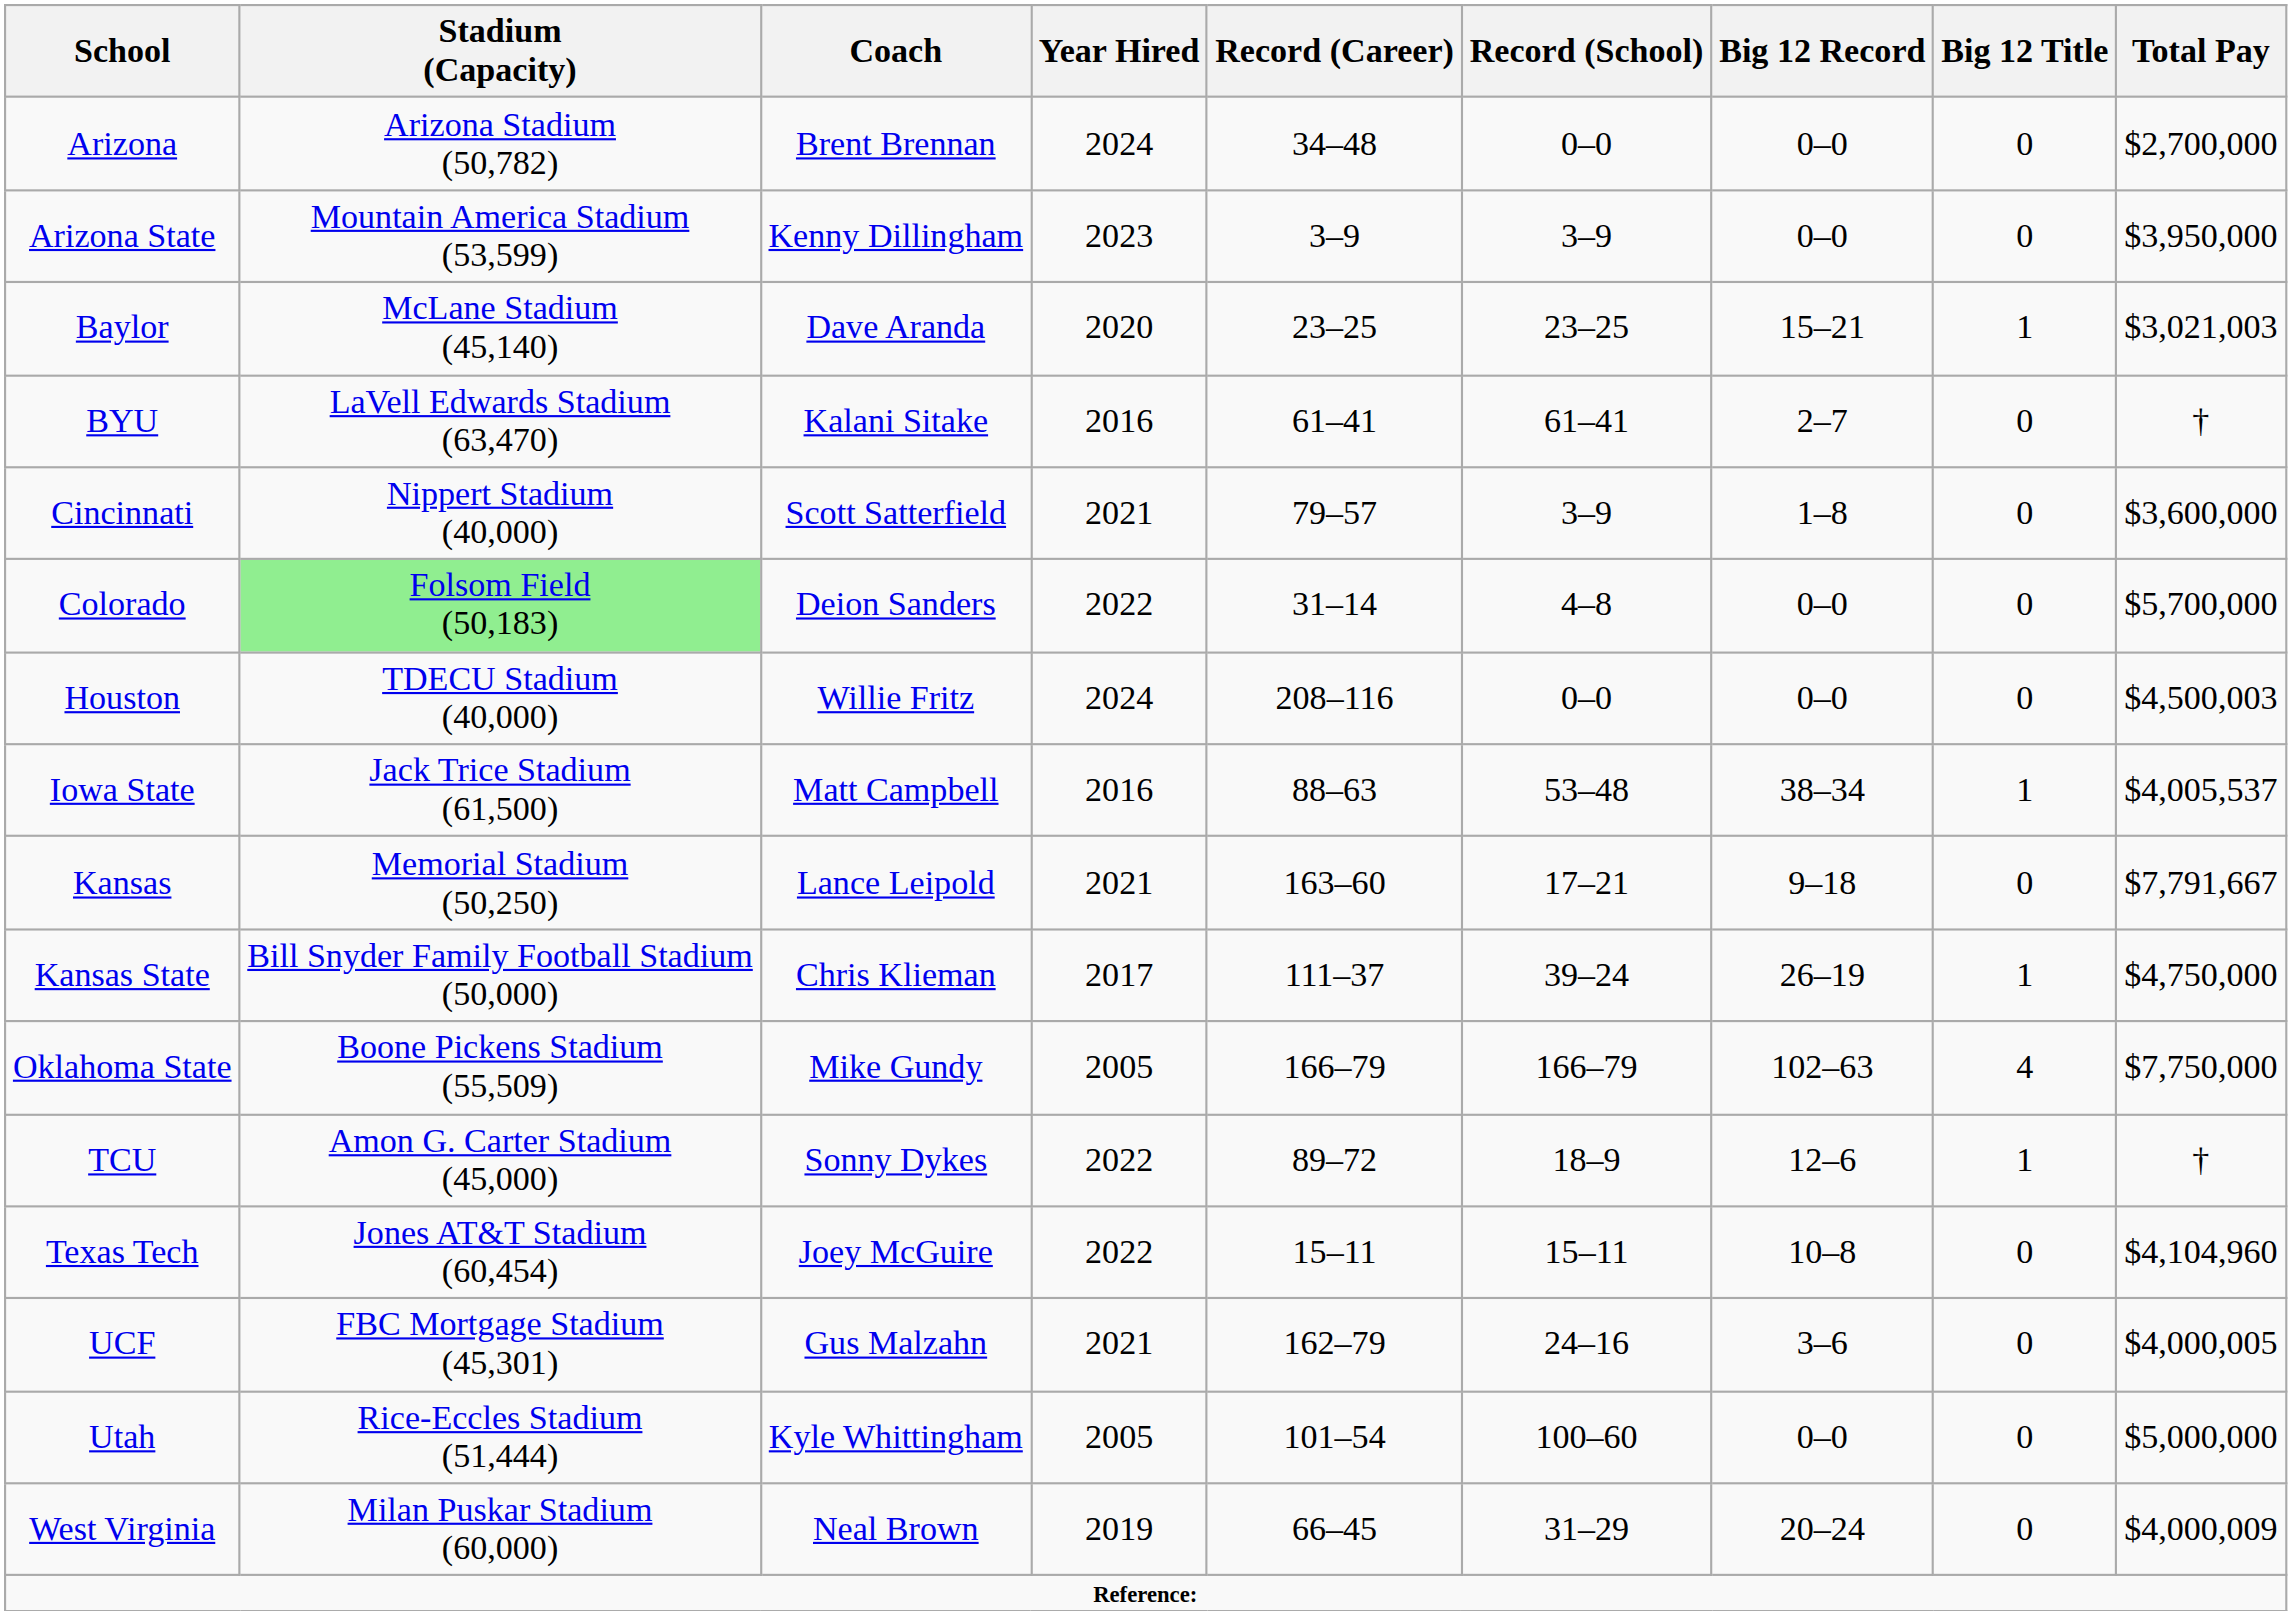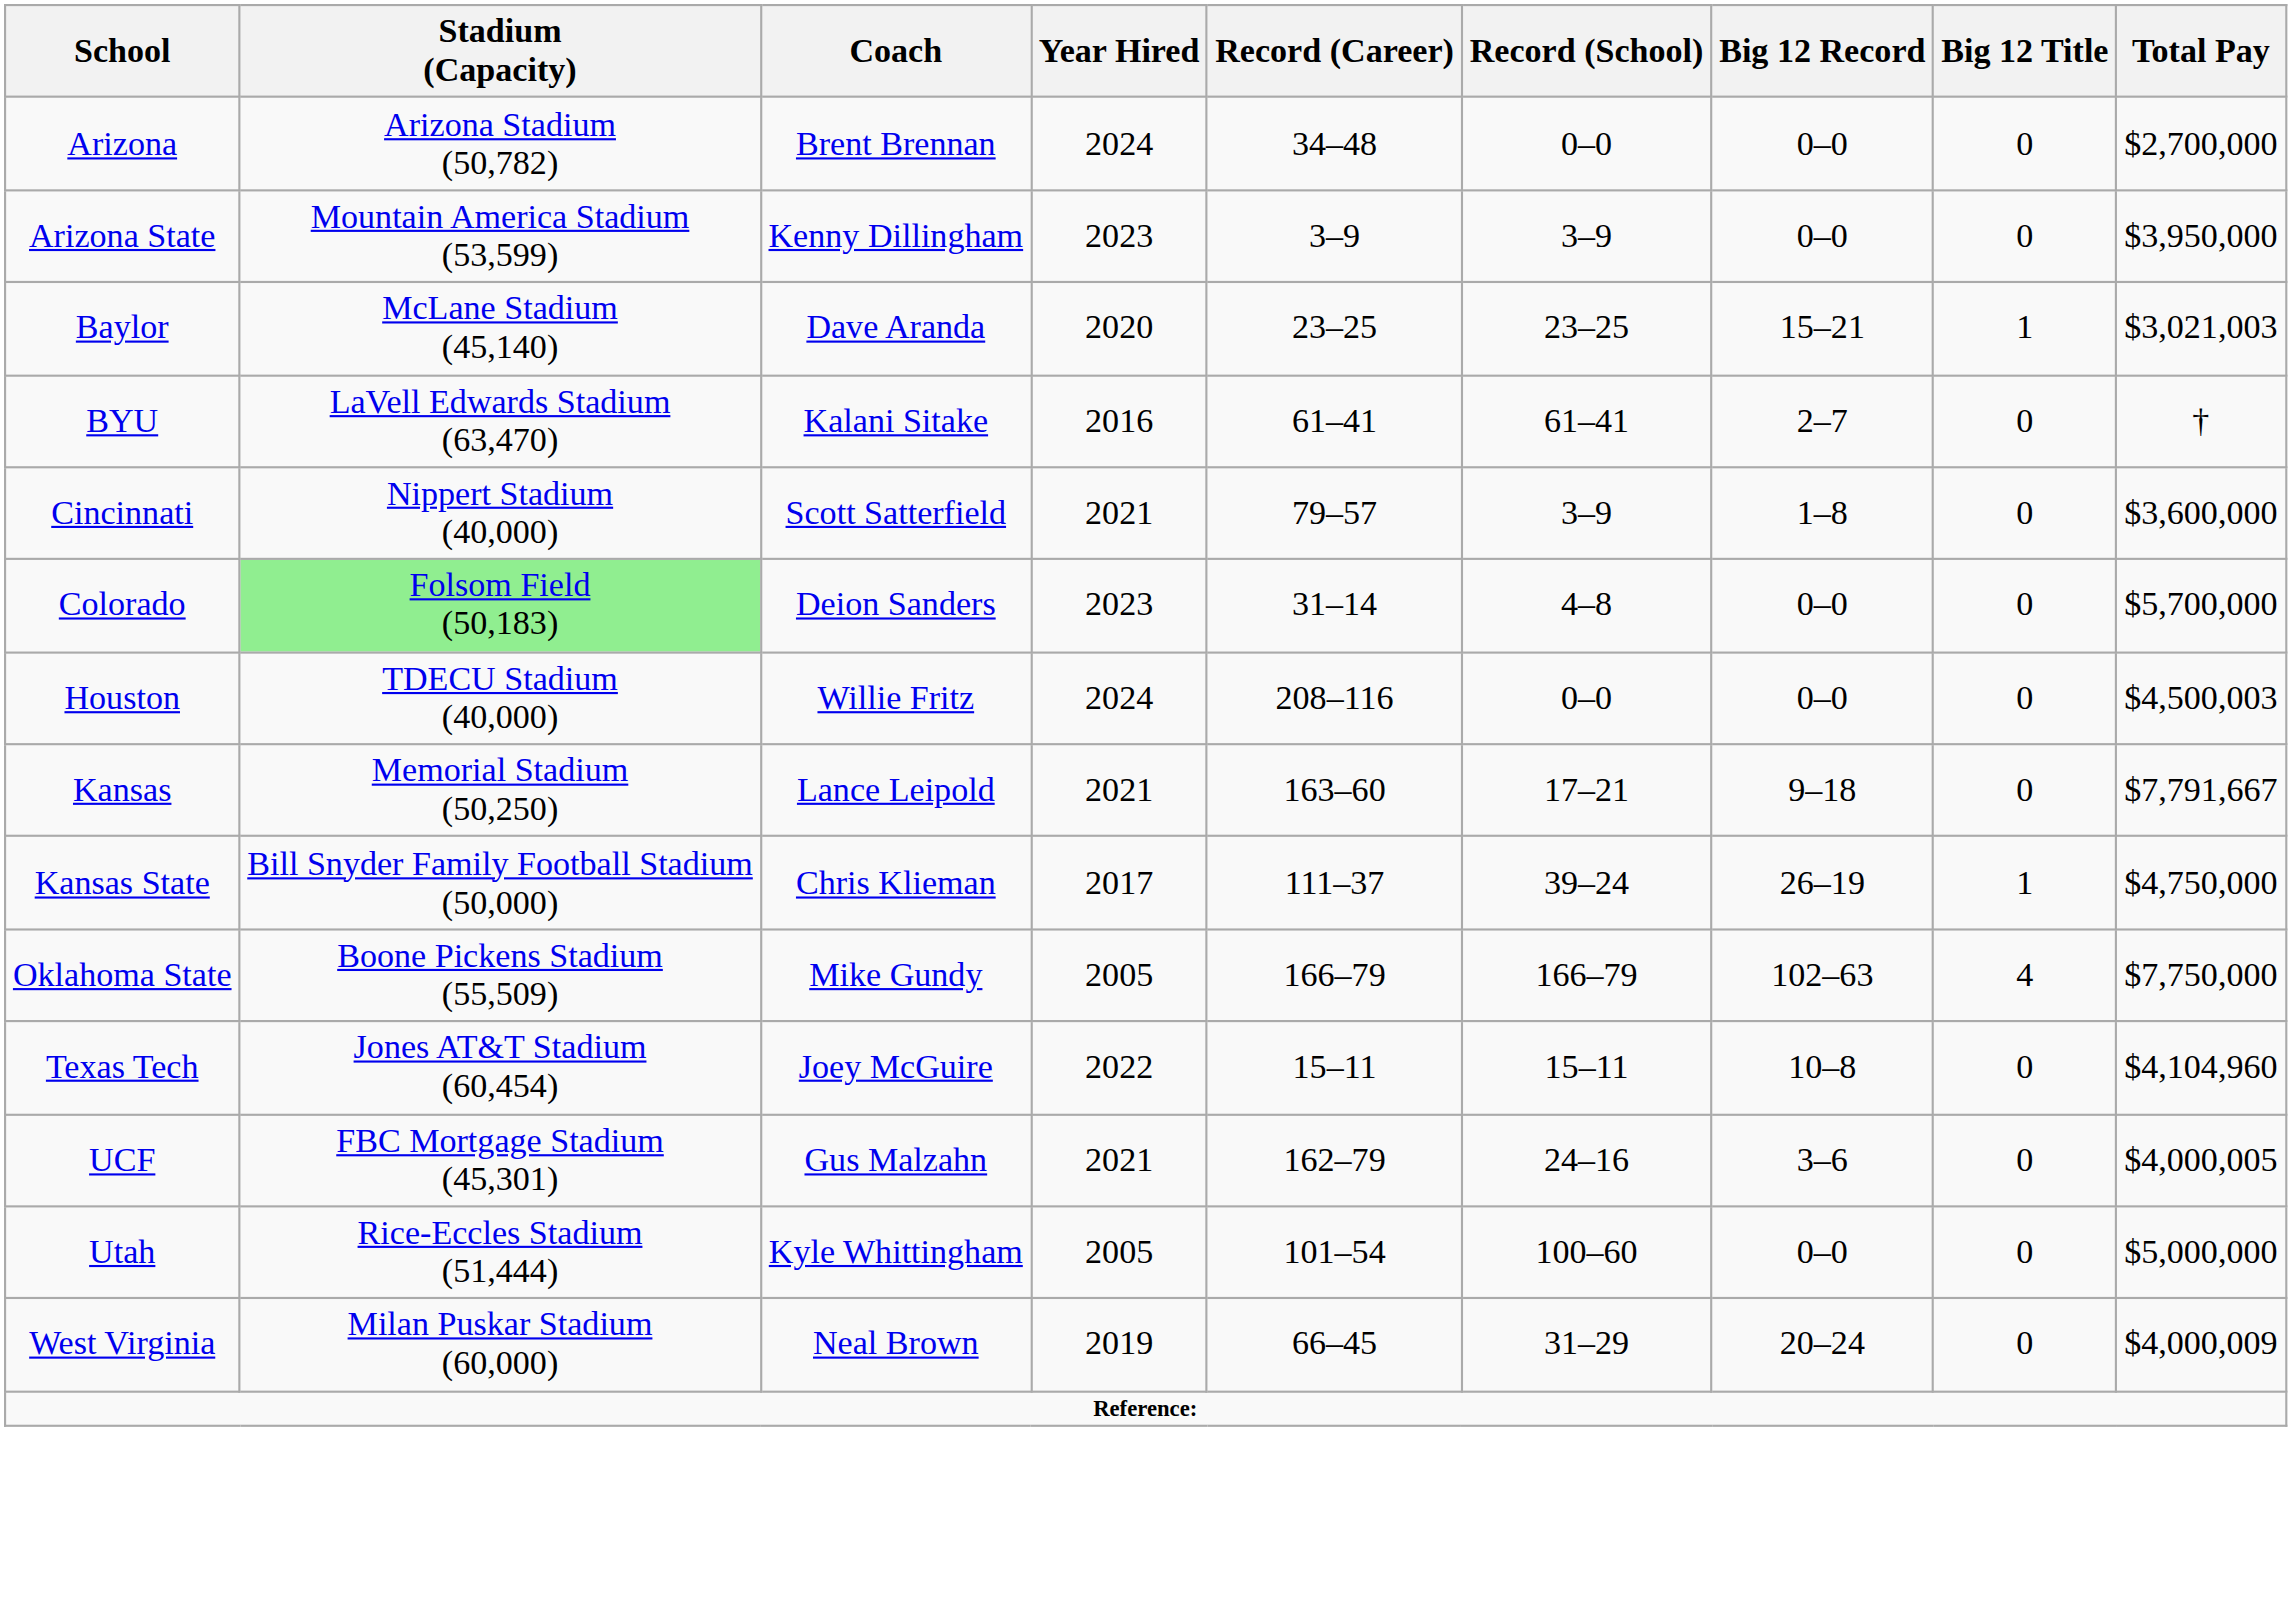(1119, 605) 2022 -> (1119, 605) 2023
- row: (122, 789)
- row: (122, 1159)
